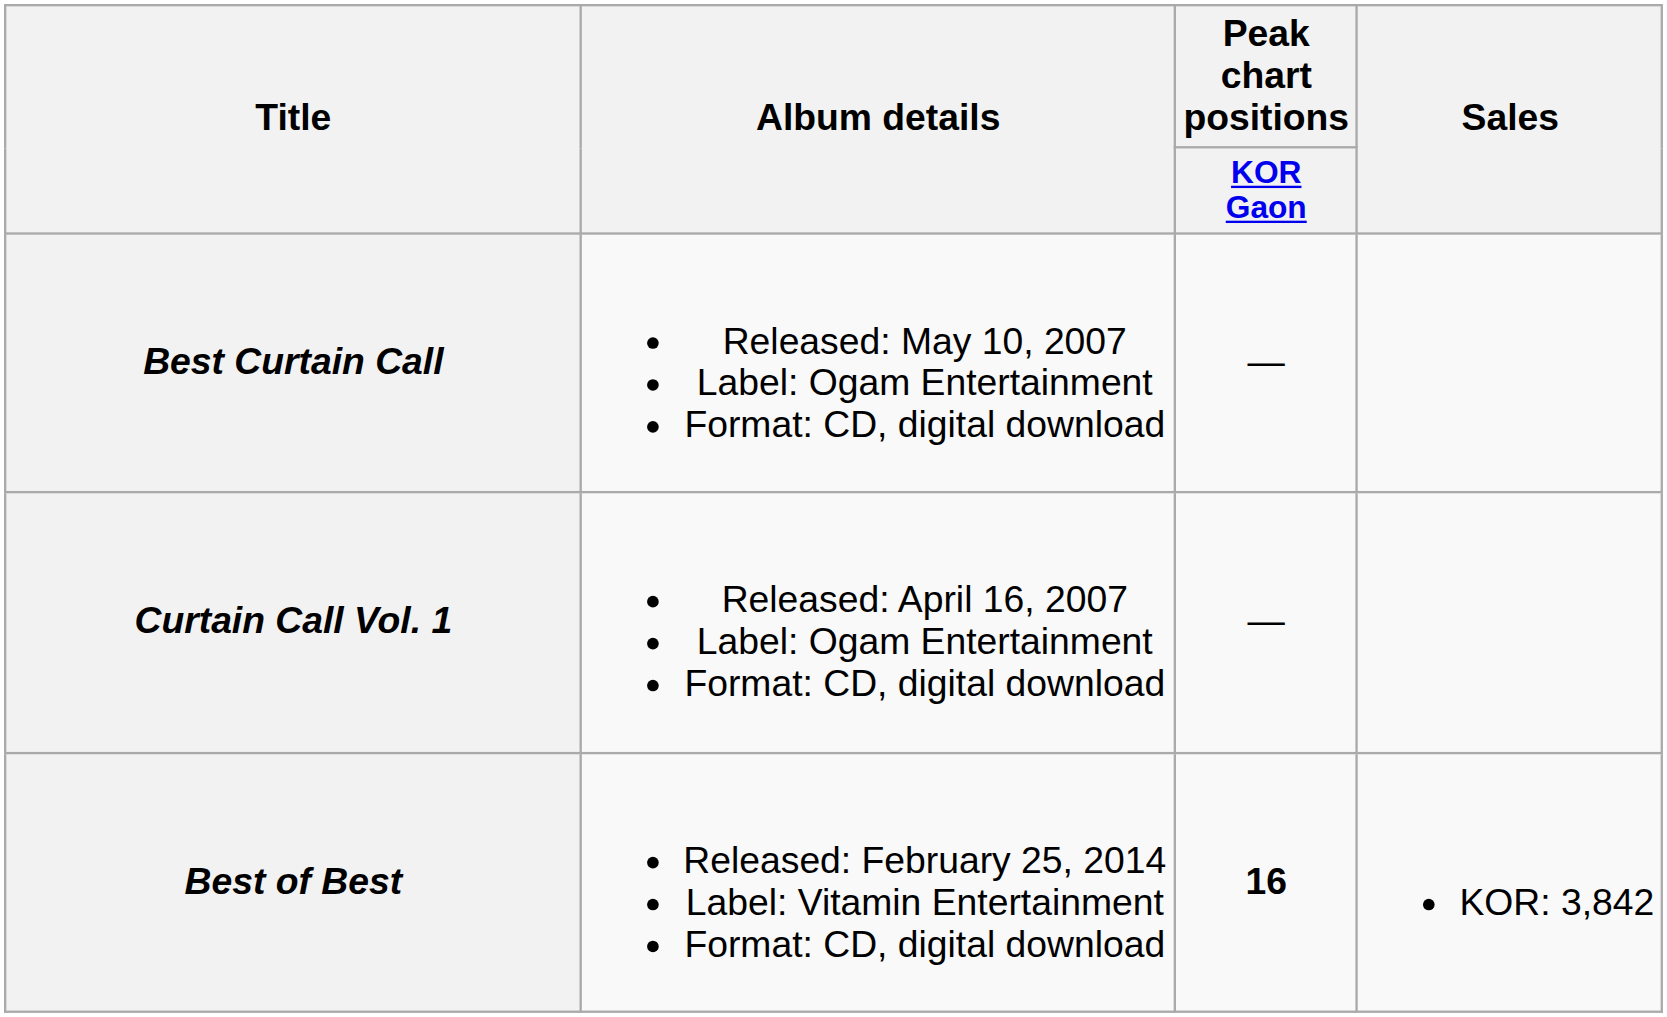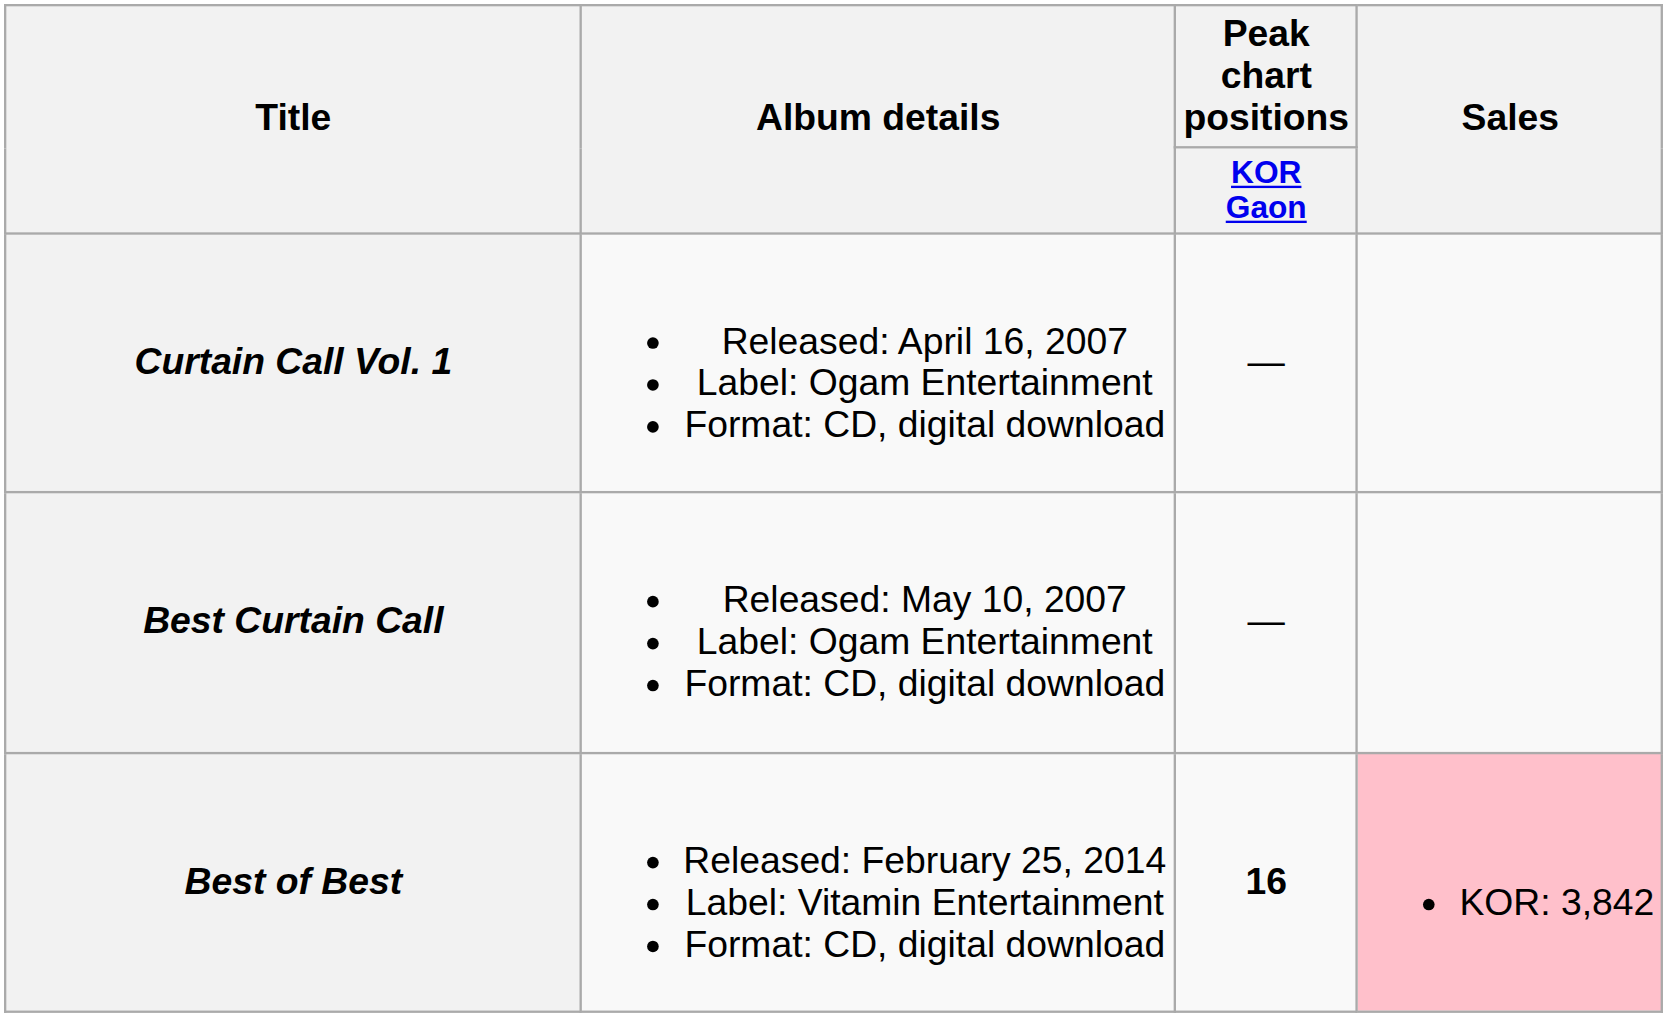rows swapped: (293, 621) <-> (293, 362)
(1510, 903) no background -> (1510, 903) pink background
